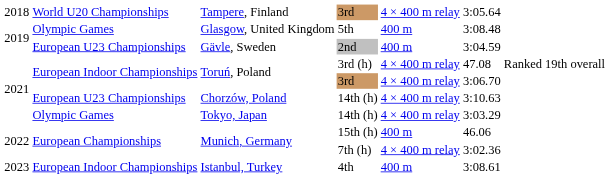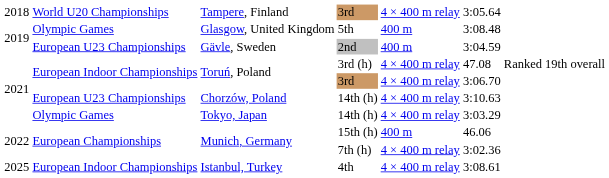(17, 166) 2023 -> (17, 166) 2025
(396, 166) 400 m -> (420, 166) 4 × 400 m relay
